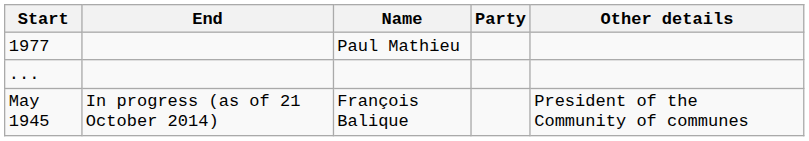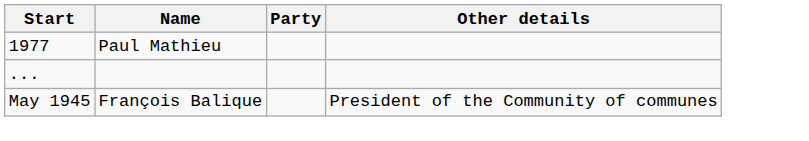- column: (208, 19)
